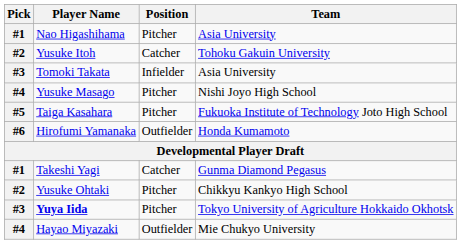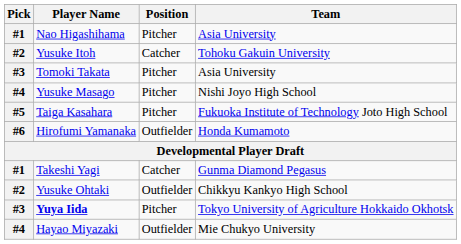(163, 72) Infielder -> (159, 72) Pitcher
(159, 190) Pitcher -> (167, 190) Outfielder
